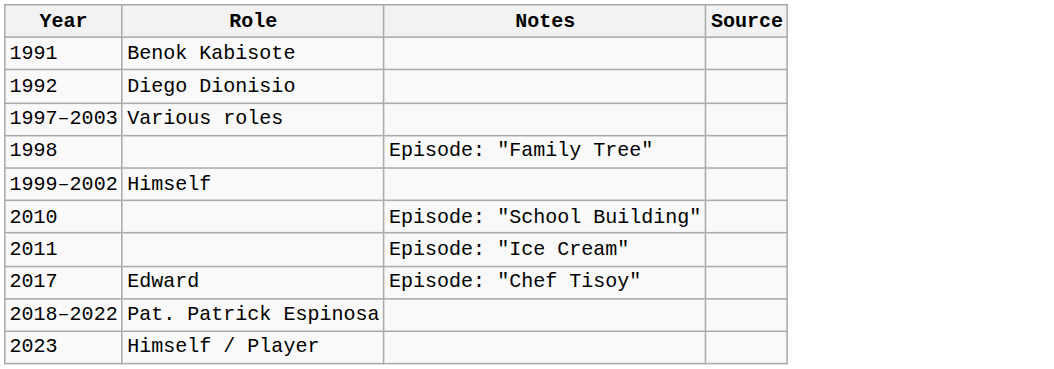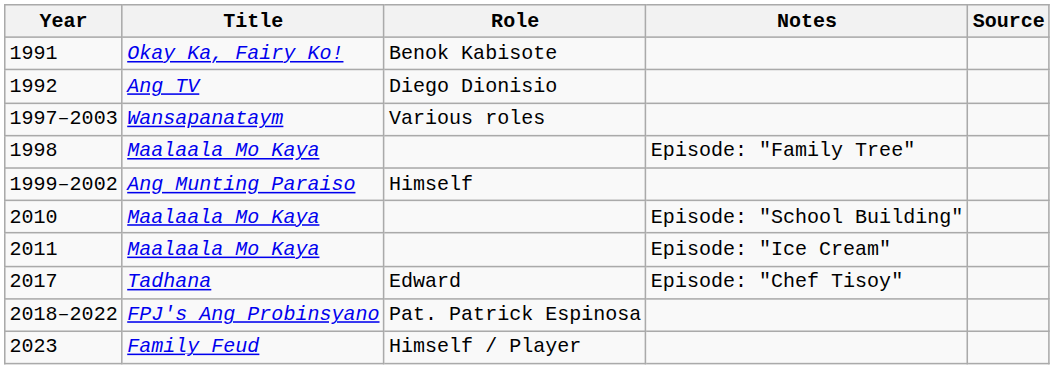+ column: (253, 21)
